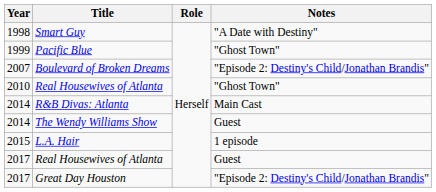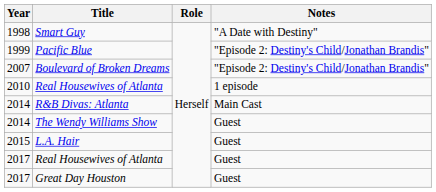(247, 50) "Ghost Town" -> (321, 50) "Episode 2: Destiny's Child/Jonathan Brandis"
(247, 86) "Ghost Town" -> (236, 86) 1 episode
(236, 141) 1 episode -> (227, 141) Guest
(321, 178) "Episode 2: Destiny's Child/Jonathan Brandis" -> (227, 178) Guest
